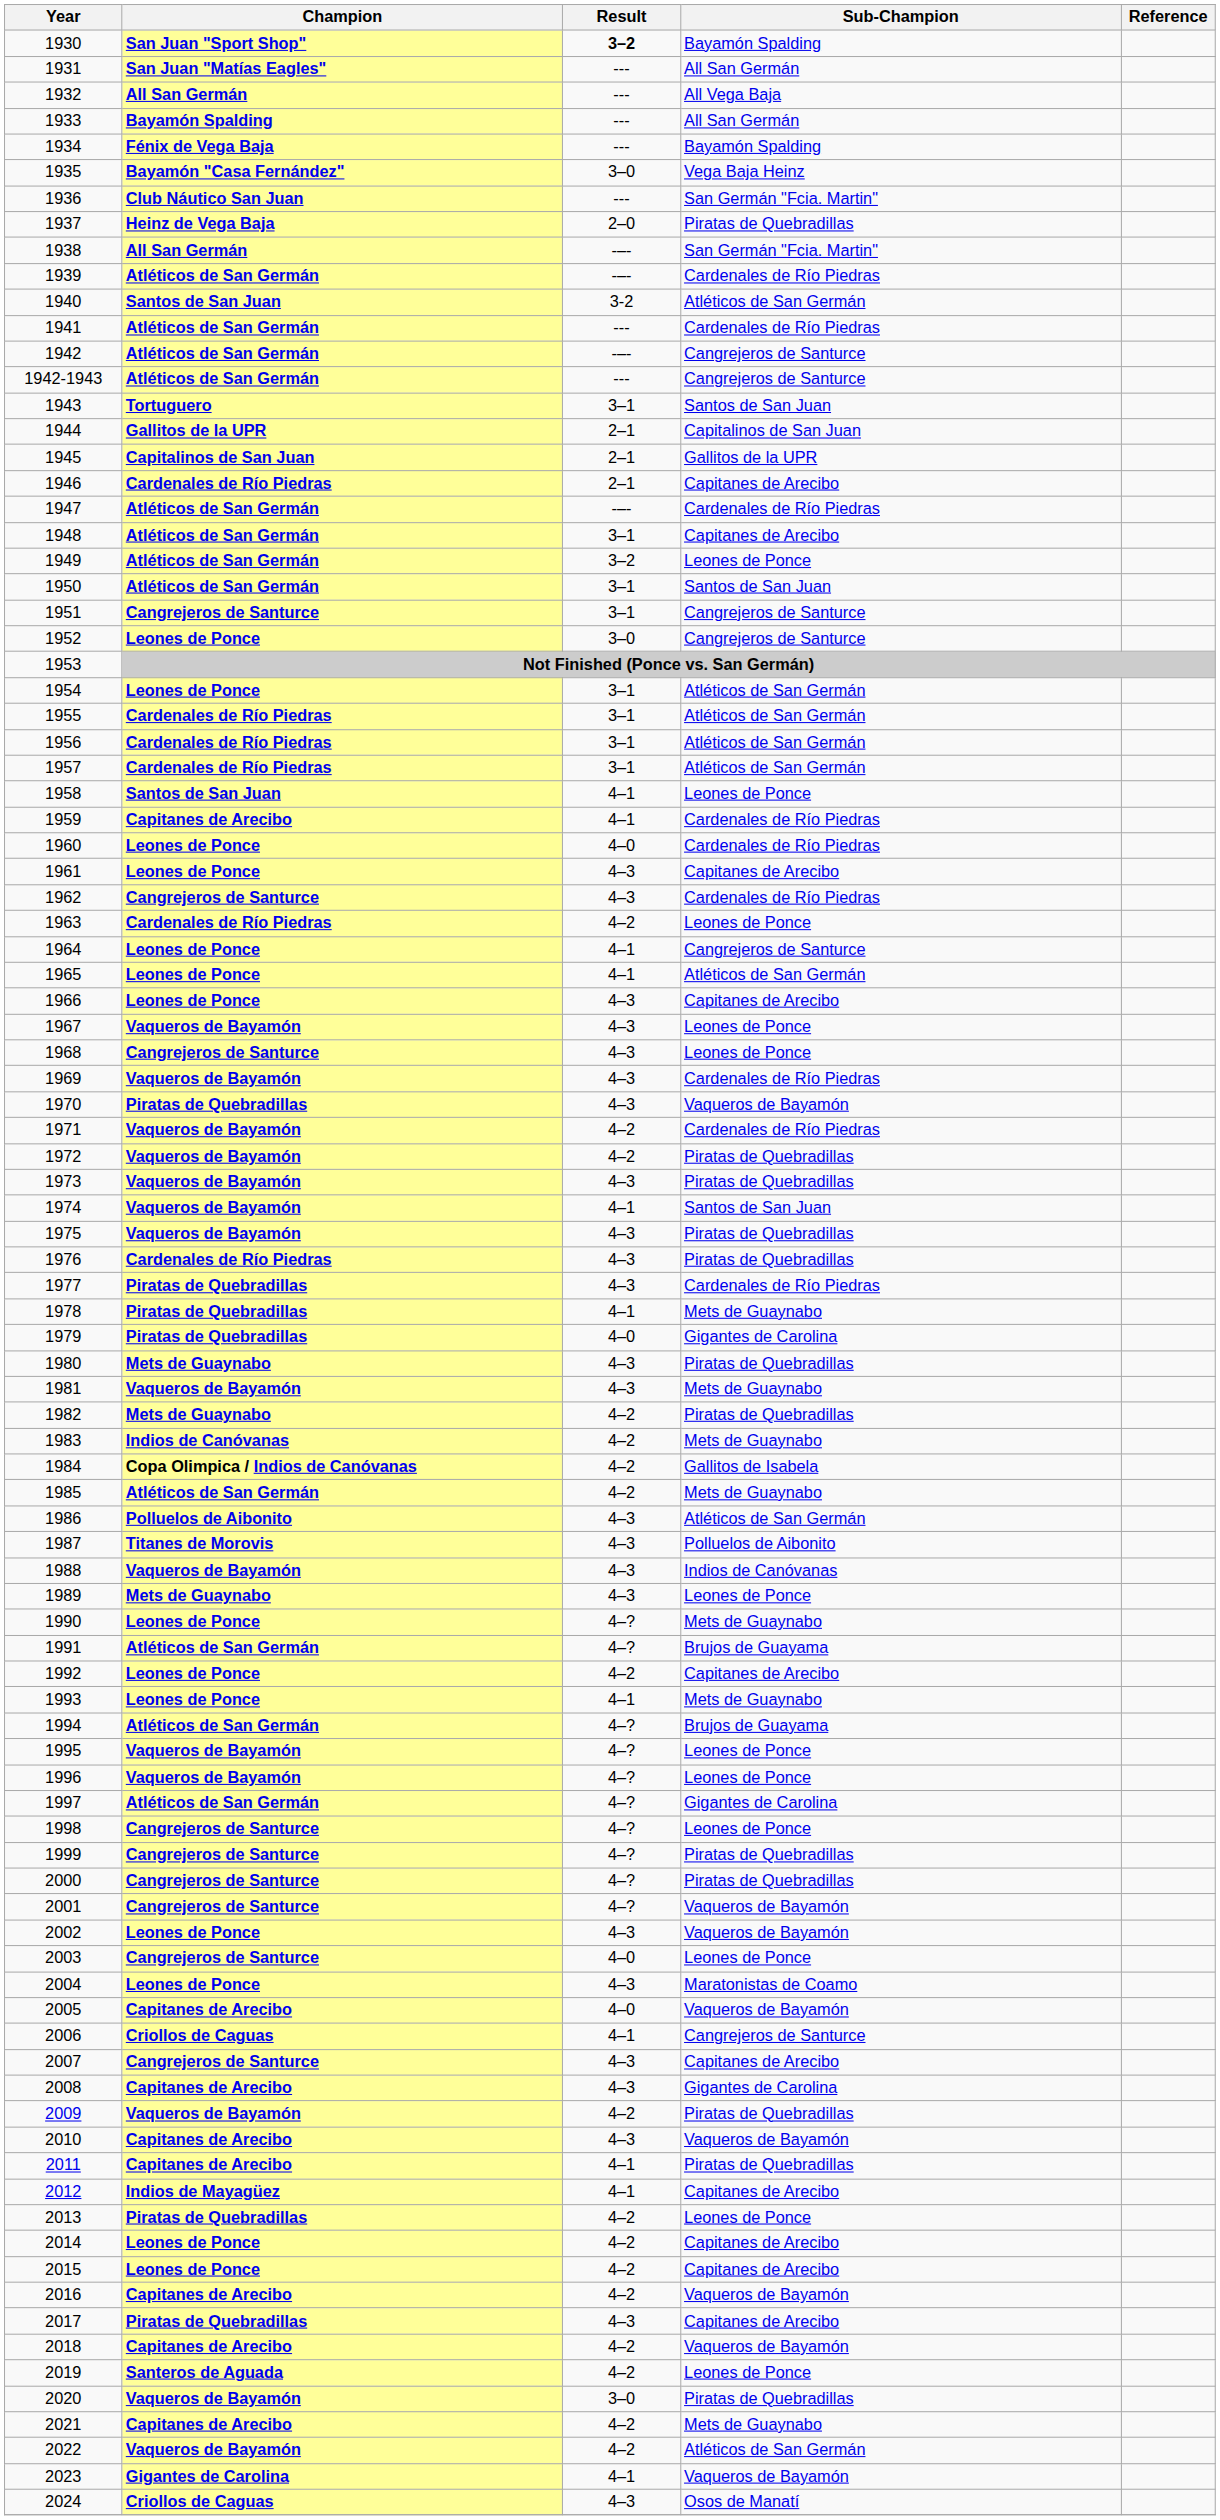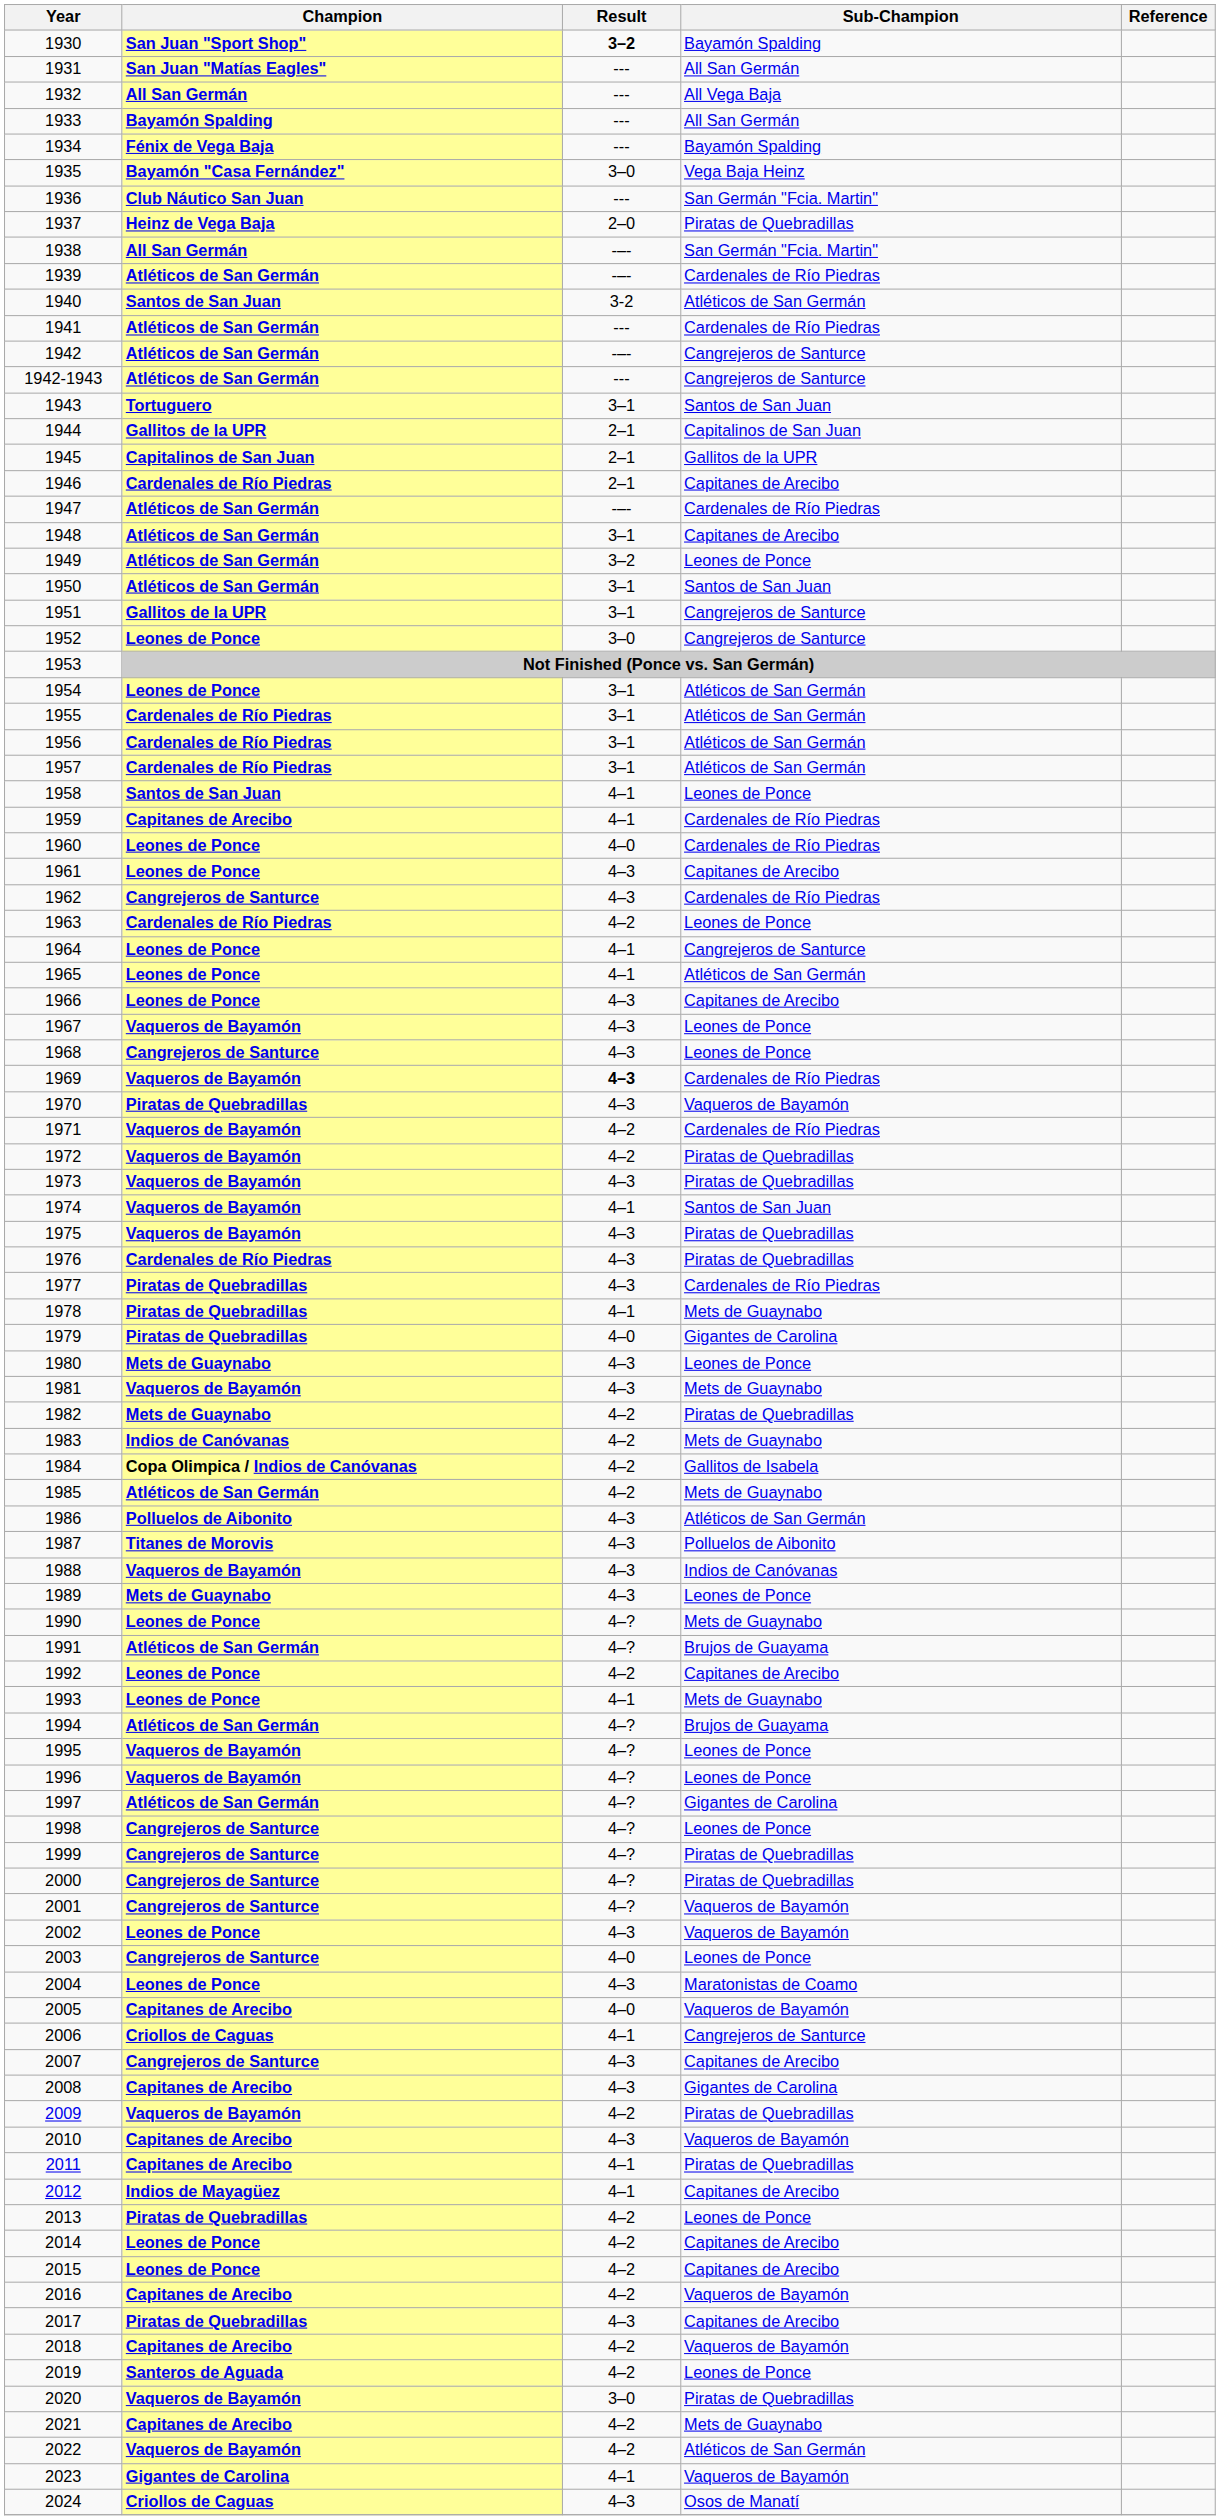(222, 612) Cangrejeros de Santurce -> (196, 612) Gallitos de la UPR
(622, 1078) normal -> (622, 1078) bold
(769, 1363) Piratas de Quebradillas -> (748, 1363) Leones de Ponce
